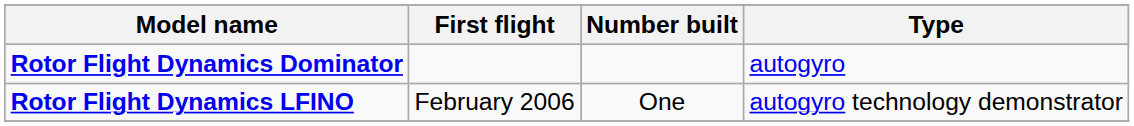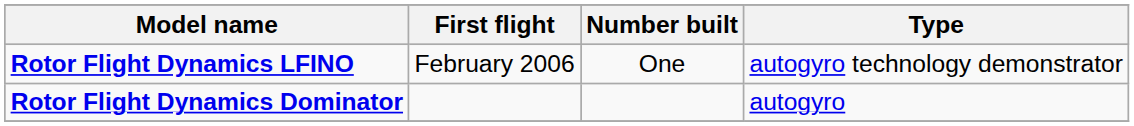rows swapped: (207, 64) <-> (182, 103)
